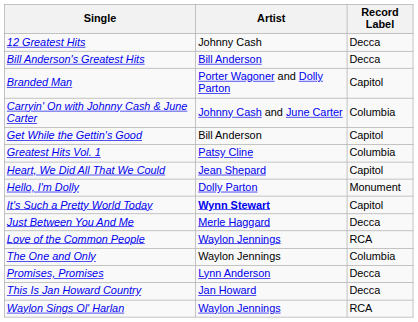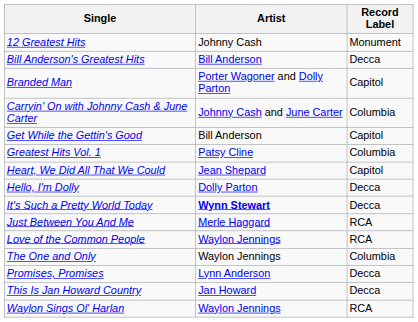(365, 42) Decca -> (375, 42) Monument
(375, 187) Monument -> (365, 187) Decca
(366, 205) Capitol -> (365, 205) Decca
(365, 222) Decca -> (361, 222) RCA
